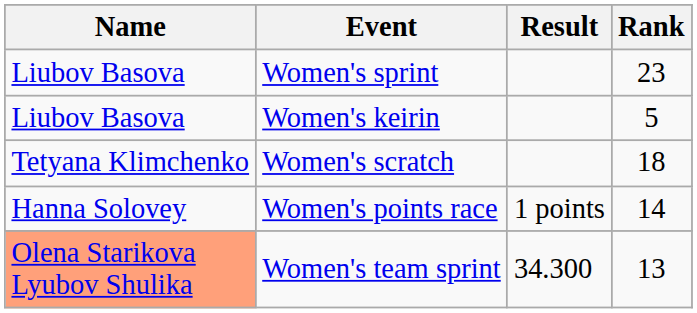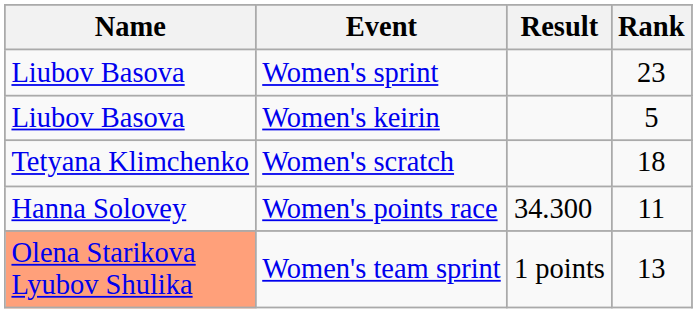(559, 207) 1 points -> (553, 207) 34.300
(651, 207) 14 -> (651, 207) 11
(553, 268) 34.300 -> (559, 268) 1 points
